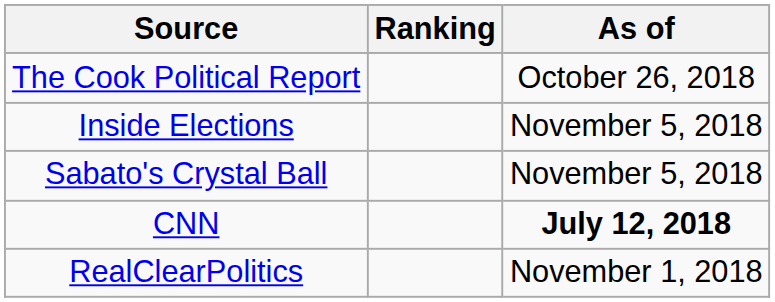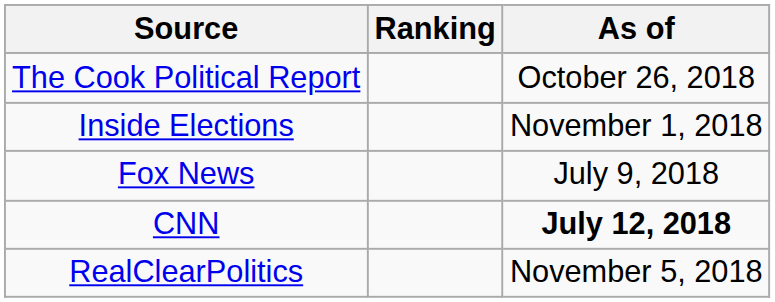(636, 126) November 5, 2018 -> (636, 126) November 1, 2018
- row: (186, 175)
+ row: (186, 175)
(636, 272) November 1, 2018 -> (636, 272) November 5, 2018
